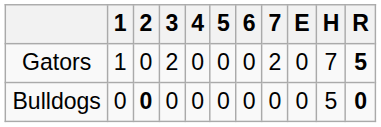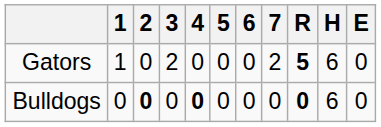columns swapped: (361, 23) <-> (302, 23)
(331, 62) 7 -> (332, 62) 6
(198, 101) normal -> (198, 101) bold
(331, 101) 5 -> (332, 101) 6
